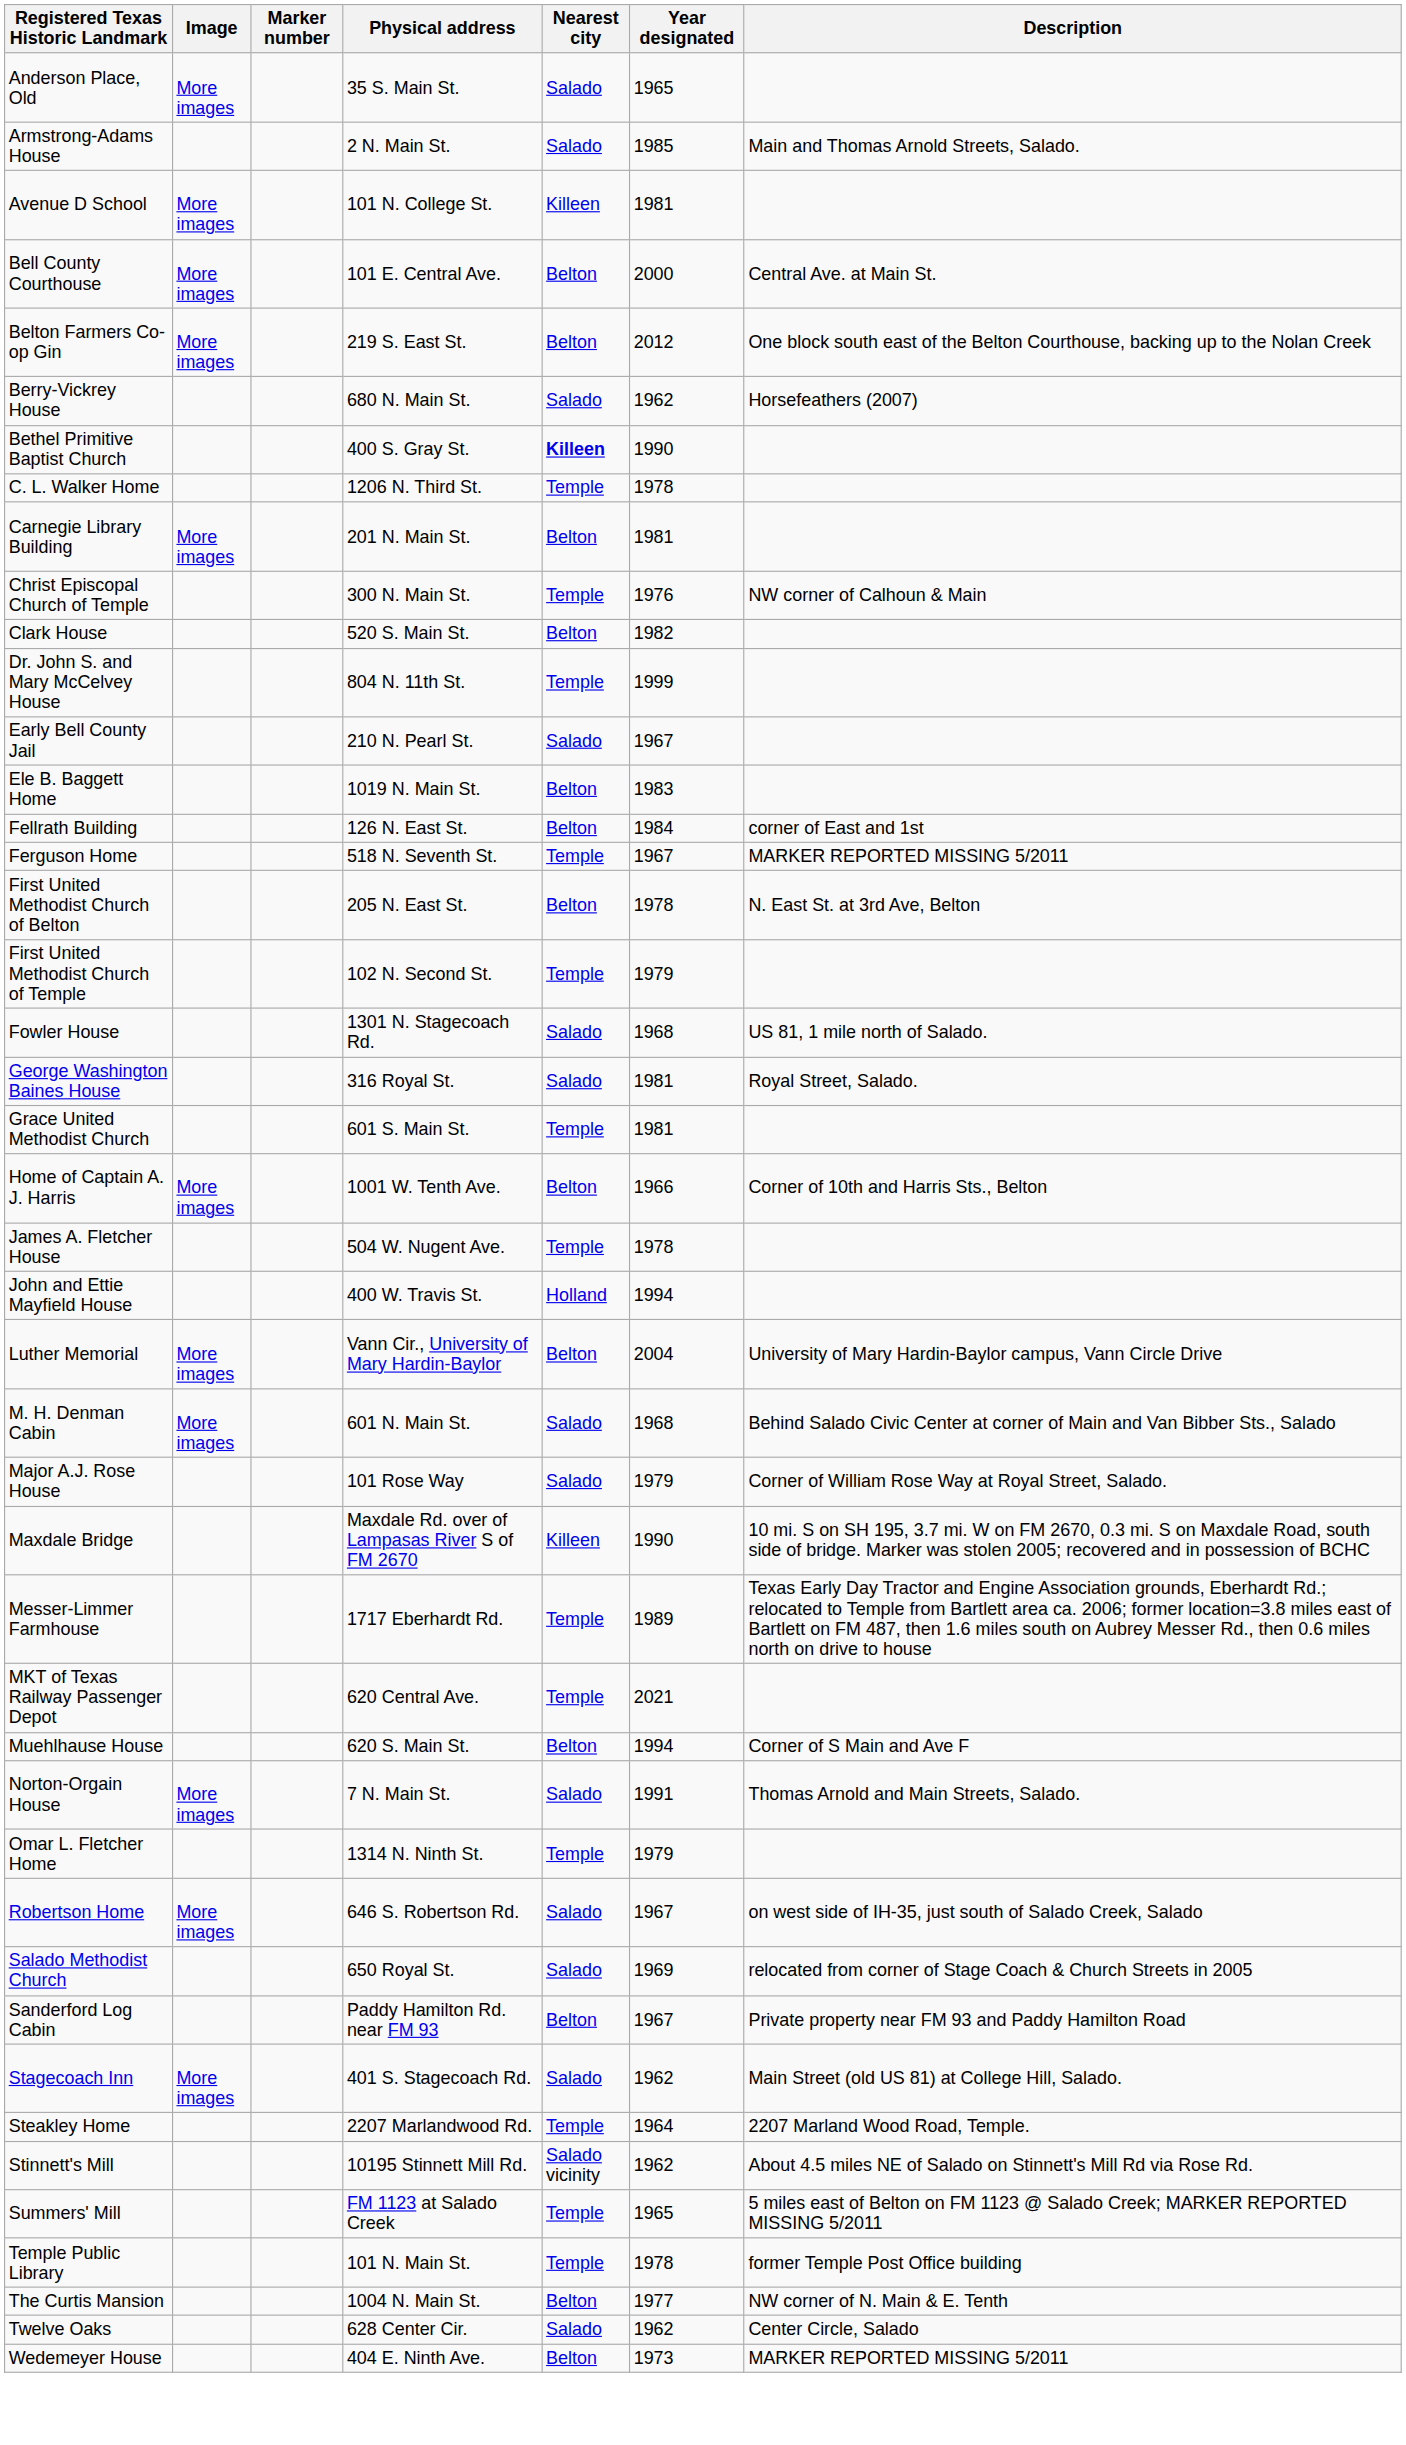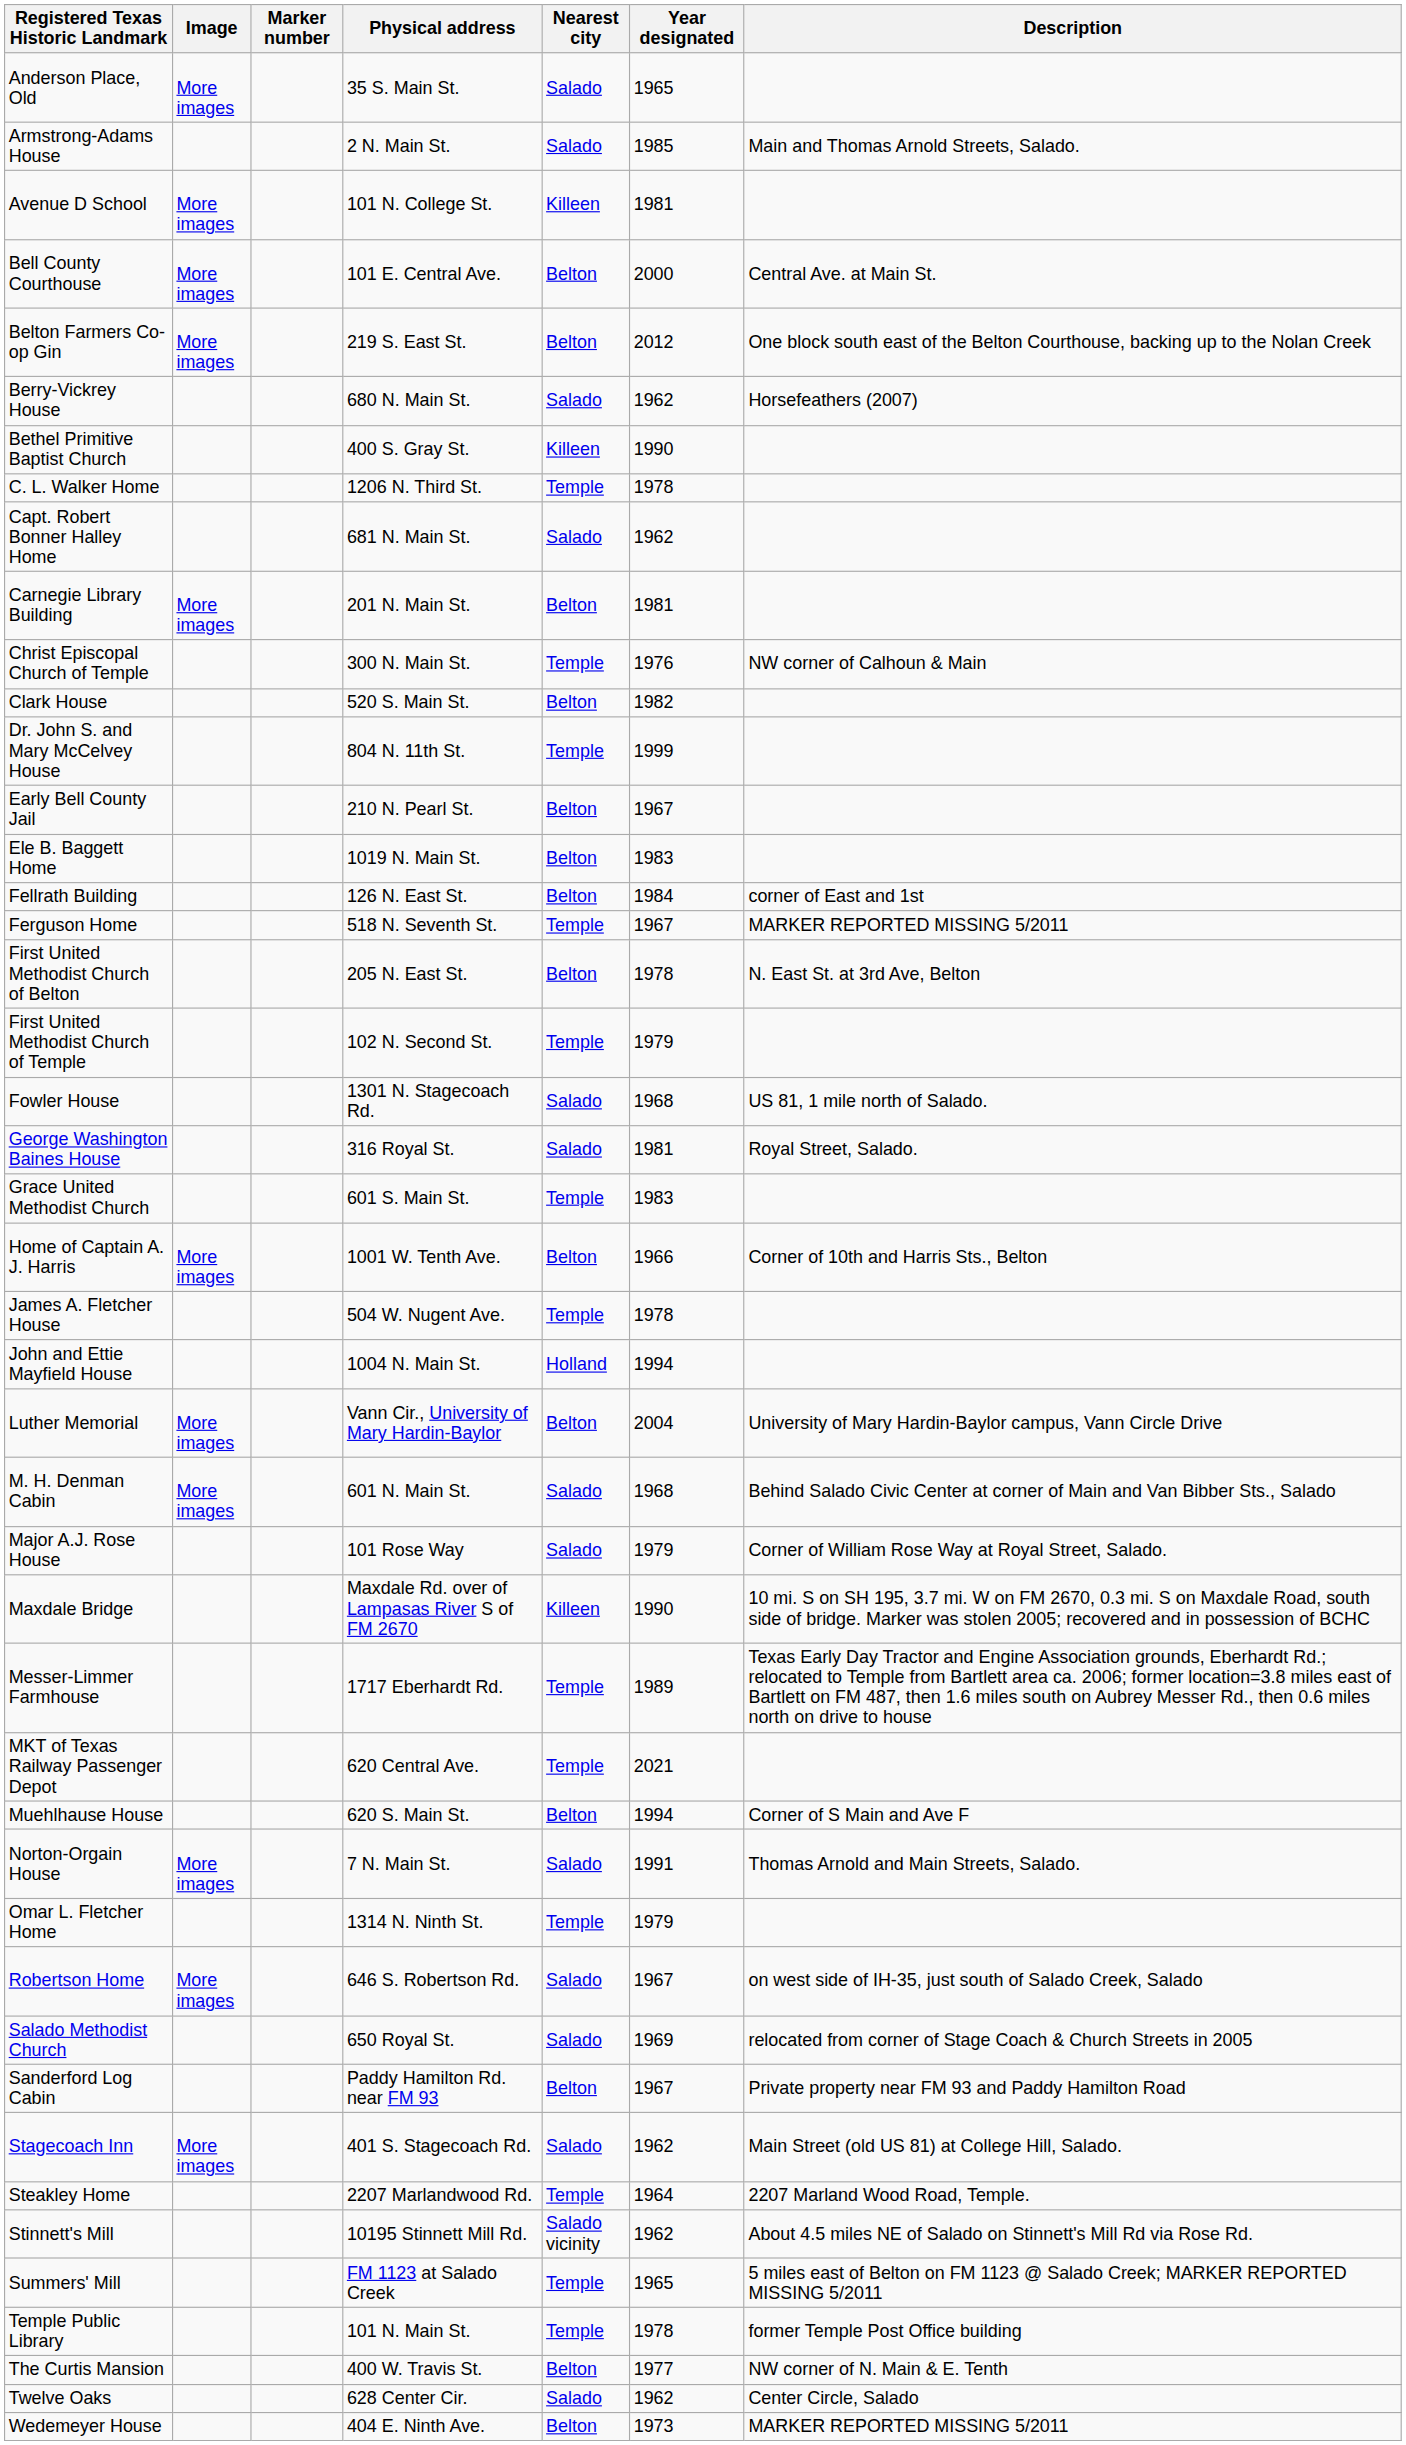(575, 449) bold -> (573, 449) normal
+ row: (65, 536)
(574, 740) Salado -> (572, 809) Belton
(654, 1129) 1981 -> (654, 1198) 1983
(415, 1295) 400 W. Travis St. -> (414, 1364) 1004 N. Main St.
(414, 2300) 1004 N. Main St. -> (415, 2369) 400 W. Travis St.
